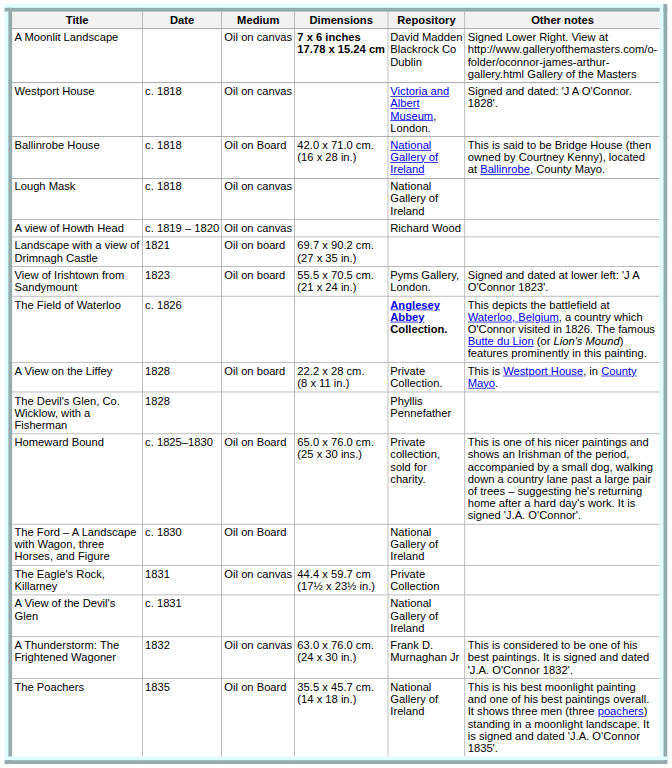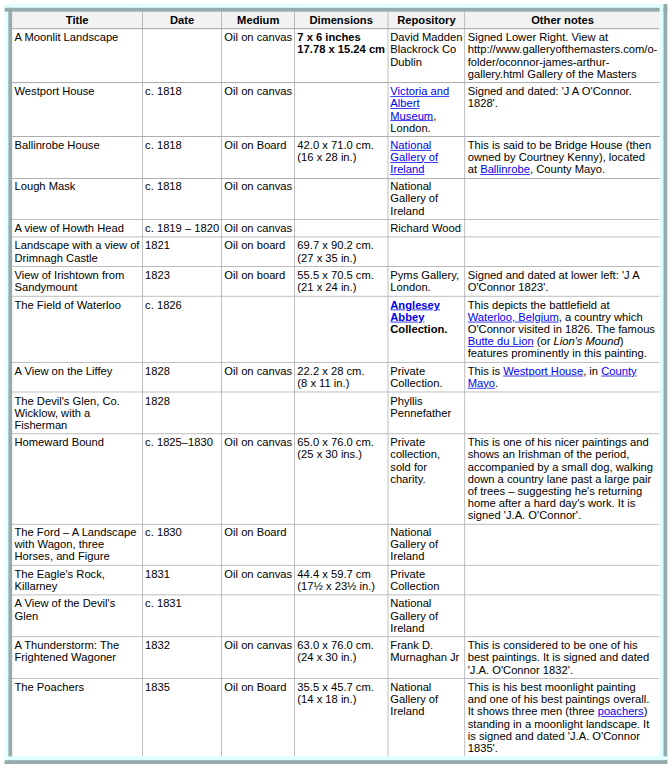(255, 371) Oil on board -> (258, 371) Oil on canvas
(255, 442) Oil on Board -> (258, 442) Oil on canvas
